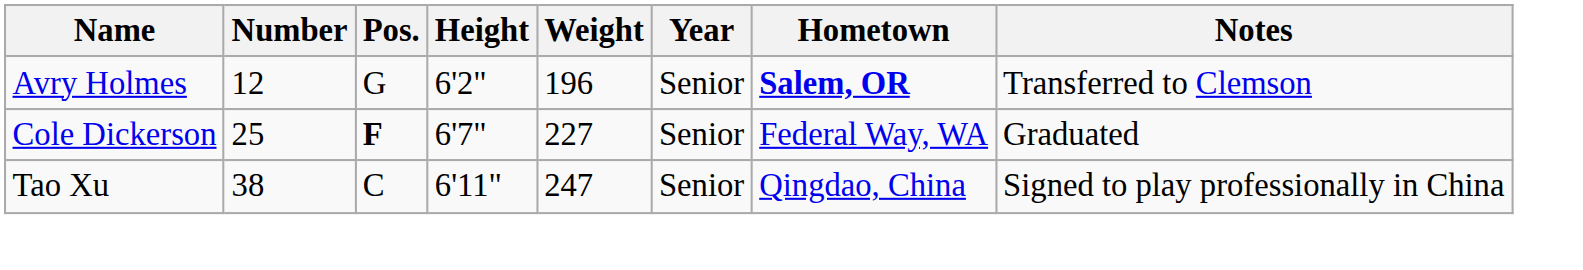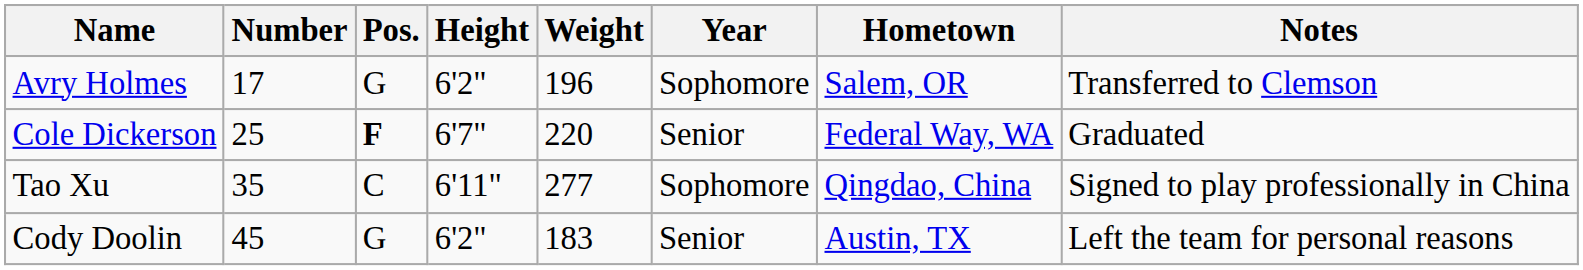(248, 82) 12 -> (248, 82) 17
(702, 82) Senior -> (734, 82) Sophomore
(834, 82) bold -> (896, 82) normal
(569, 133) 227 -> (569, 133) 220
(248, 185) 38 -> (248, 185) 35
(569, 185) 247 -> (569, 185) 277
(702, 185) Senior -> (734, 185) Sophomore
+ row: (97, 237)
